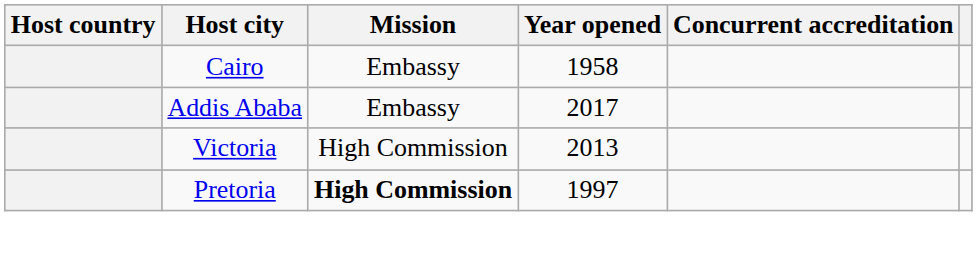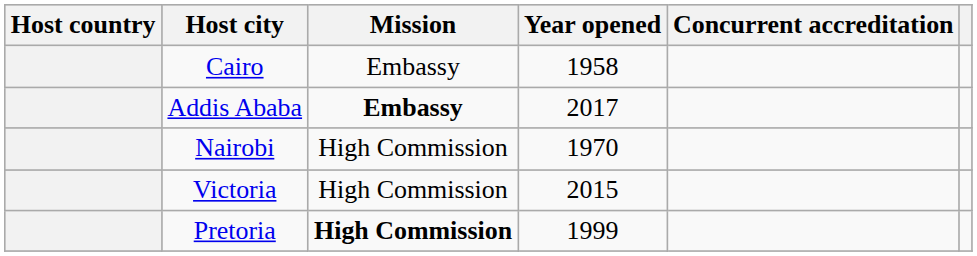(413, 107) normal -> (413, 107) bold
+ row: (235, 148)
(593, 148) 2013 -> (593, 189) 2015
(593, 189) 1997 -> (593, 230) 1999
